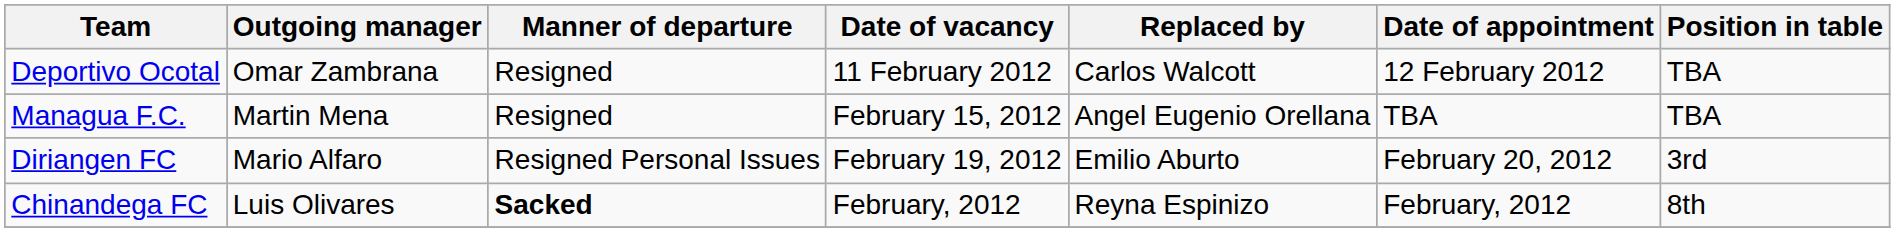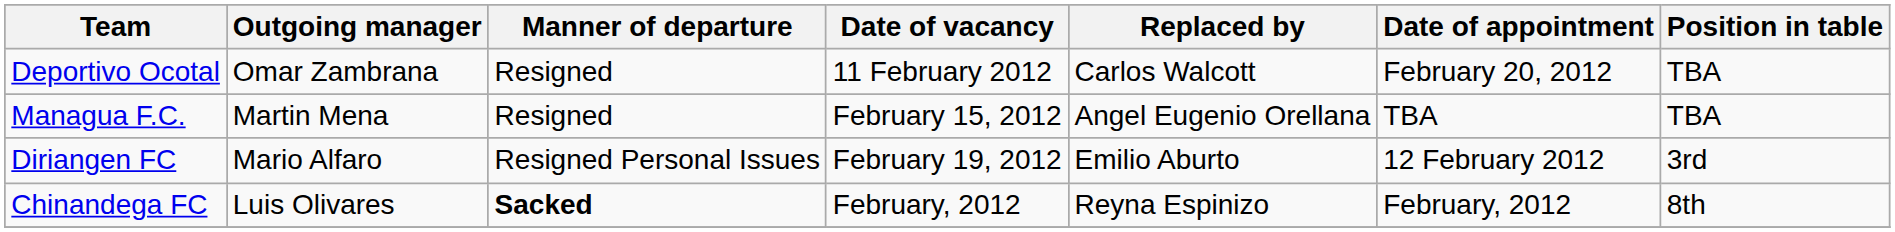(1494, 71) 12 February 2012 -> (1498, 71) February 20, 2012
(1498, 159) February 20, 2012 -> (1494, 159) 12 February 2012
